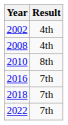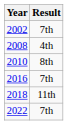(46, 29) 4th -> (46, 29) 7th
(46, 95) 7th -> (46, 95) 11th
